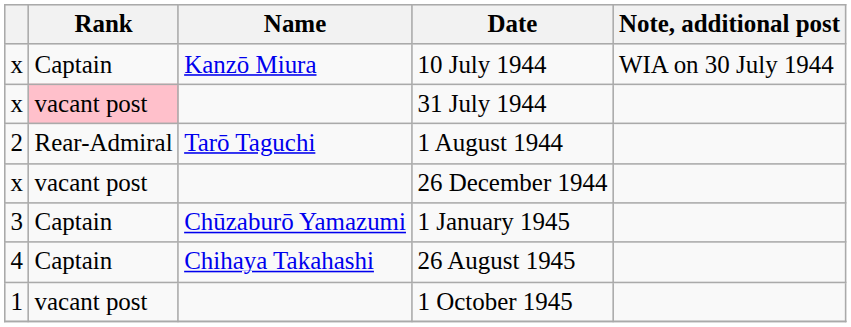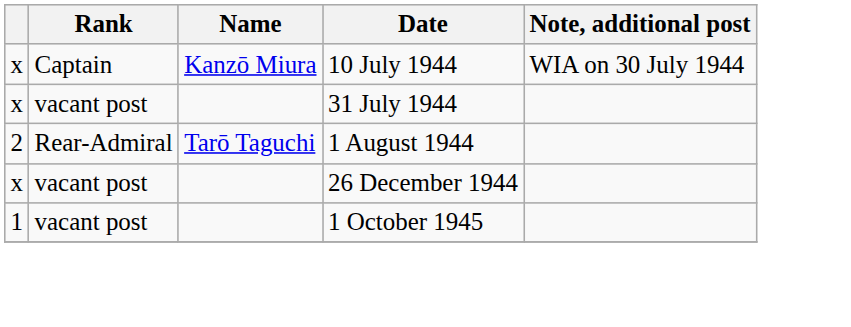(91, 103) pink background -> (91, 103) no background
- row: (494, 222)
- row: (497, 261)
